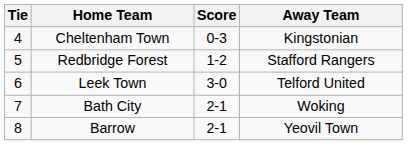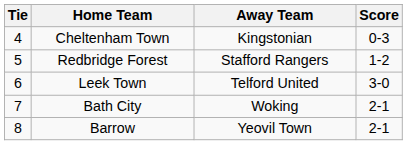columns swapped: (217, 15) <-> (321, 15)
